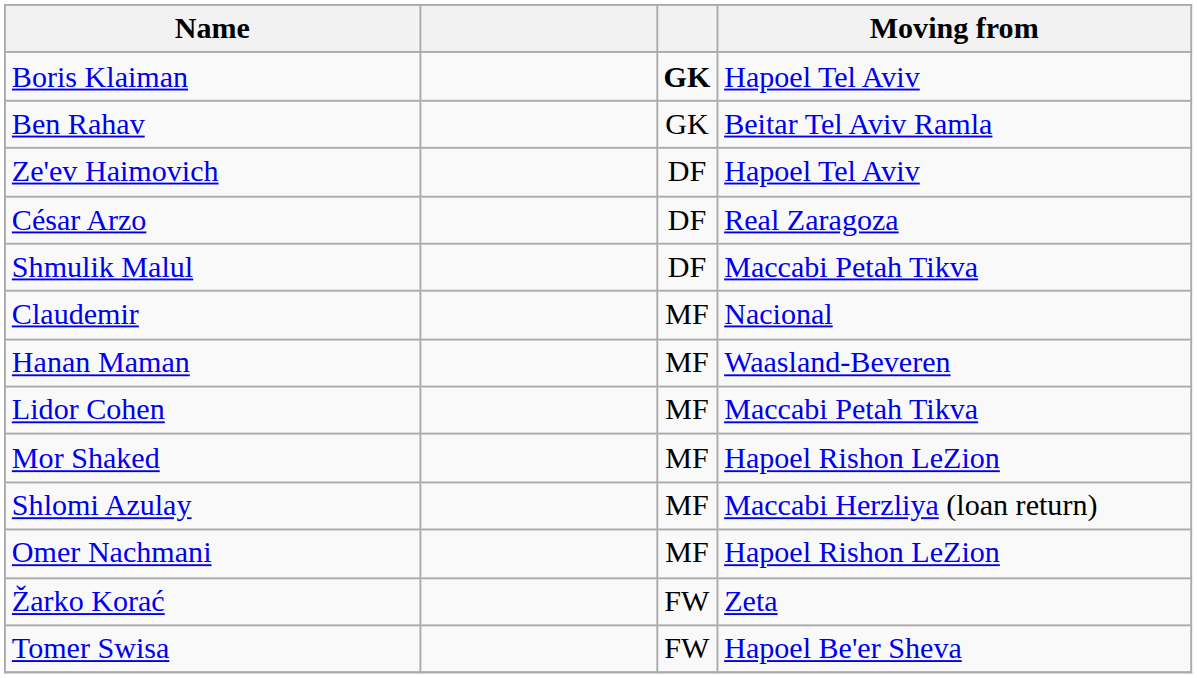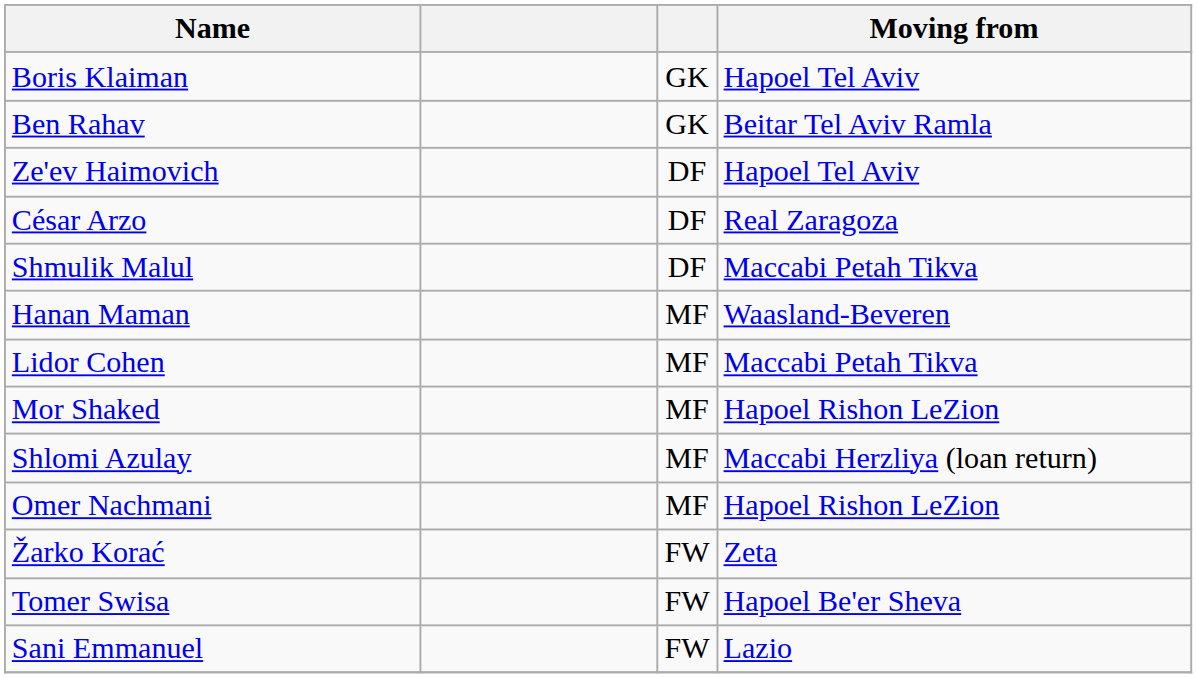(687, 76) bold -> (687, 76) normal
- row: (75, 314)
+ row: (108, 648)
